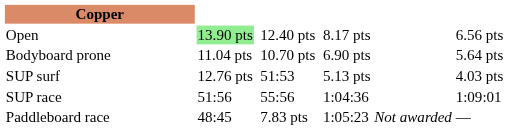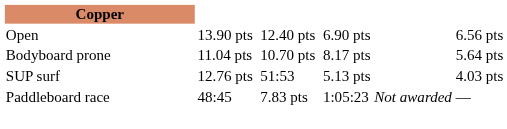(225, 34) lightgreen background -> (225, 34) no background
(347, 34) 8.17 pts -> (347, 34) 6.90 pts
(347, 55) 6.90 pts -> (347, 55) 8.17 pts
- row: (34, 97)
